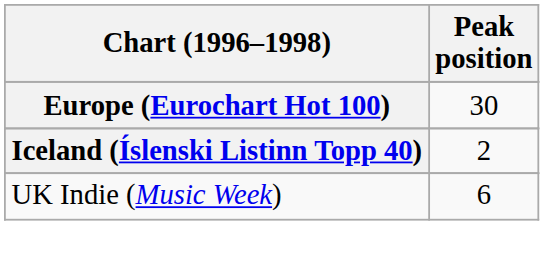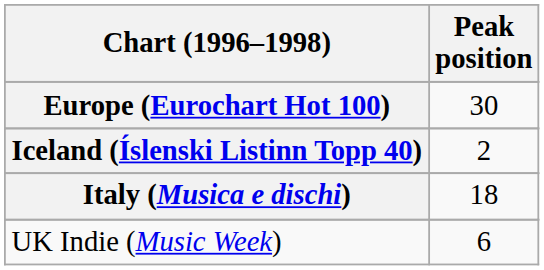+ row: (217, 195)
